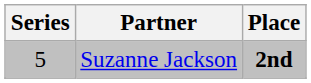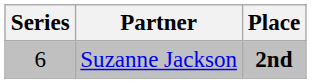(40, 59) 5 -> (40, 59) 6
